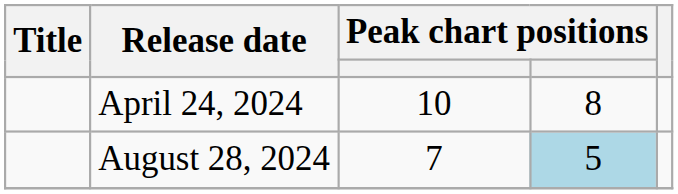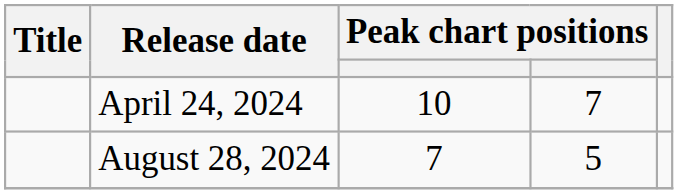(593, 103) 8 -> (593, 103) 7
(593, 158) lightblue background -> (593, 158) no background
